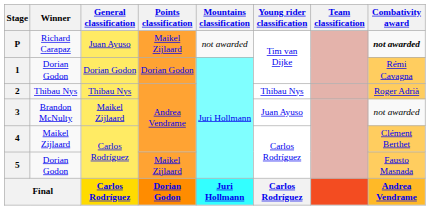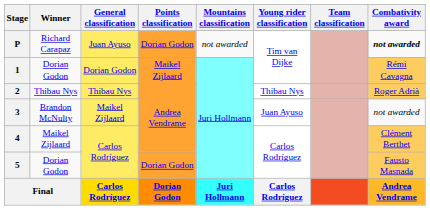(167, 44) Maikel Zijlaard -> (167, 44) Dorian Godon
(167, 70) Dorian Godon -> (167, 70) Maikel Zijlaard
(167, 165) Maikel Zijlaard -> (167, 165) Dorian Godon
